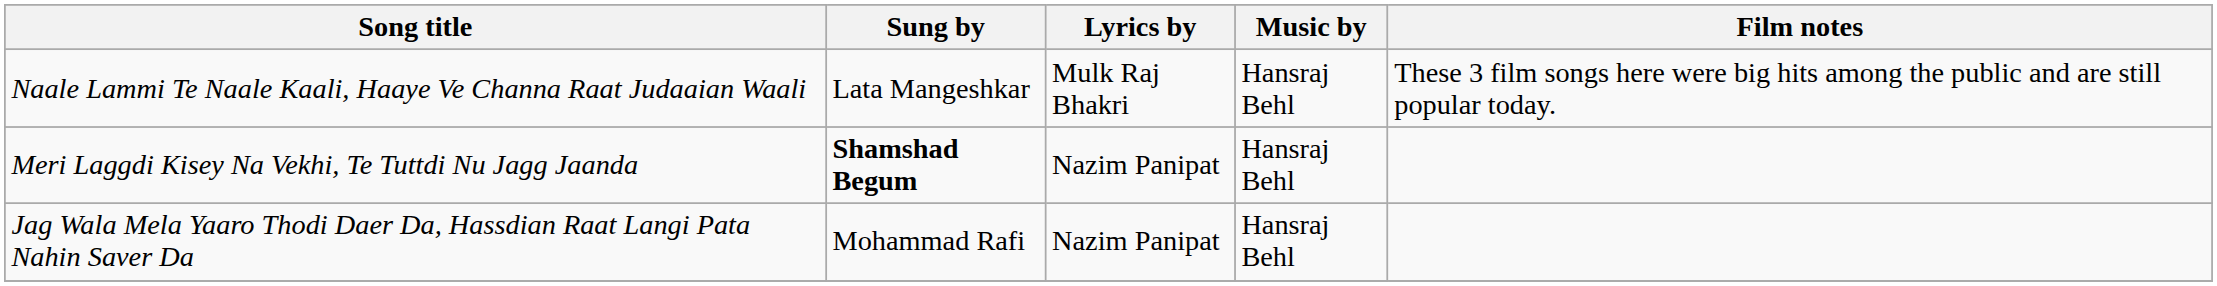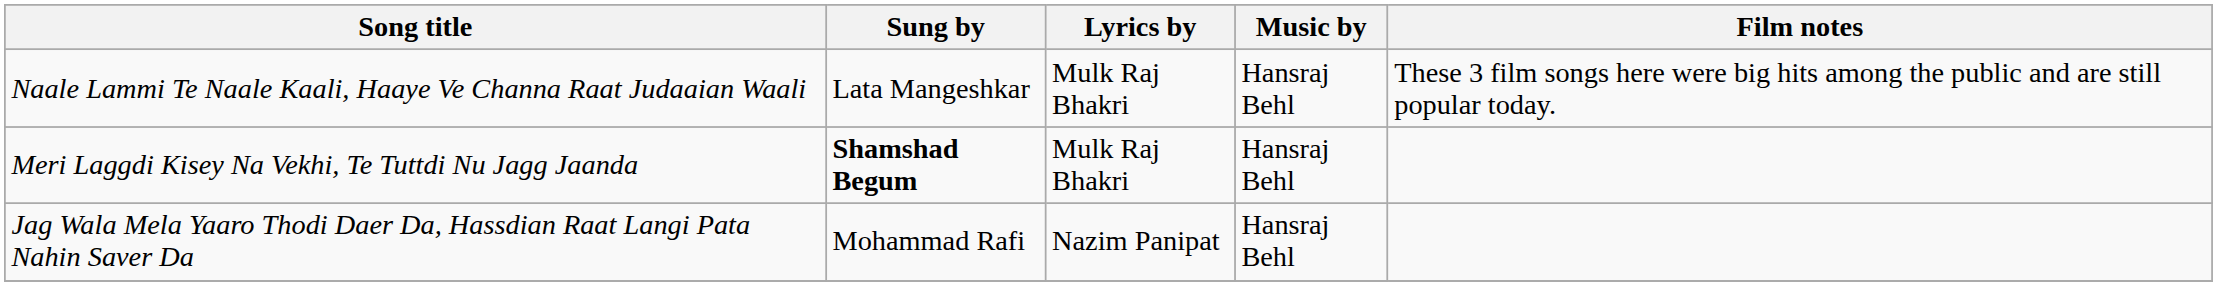(1136, 164) Nazim Panipat -> (1106, 164) Mulk Raj Bhakri
